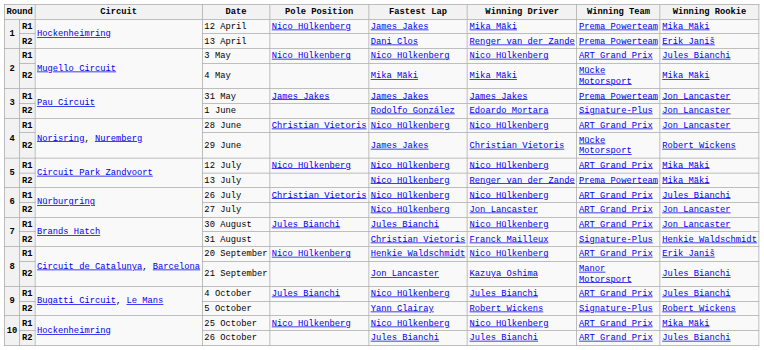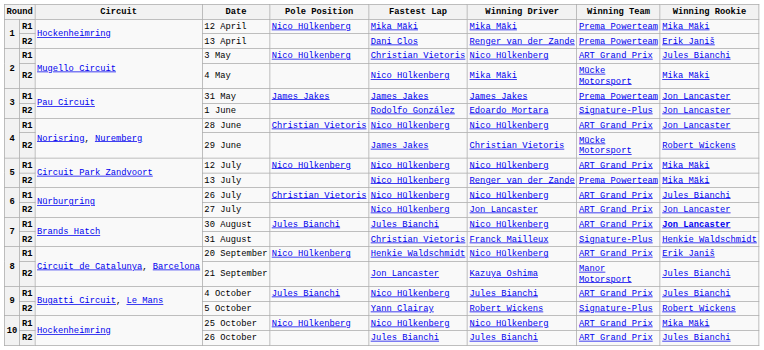(400, 26) James Jakes -> (394, 26) Mika Mäki
(410, 56) Nico Hülkenberg -> (418, 56) Christian Vietoris
(394, 76) Mika Mäki -> (410, 76) Nico Hülkenberg
(696, 224) normal -> (696, 224) bold
